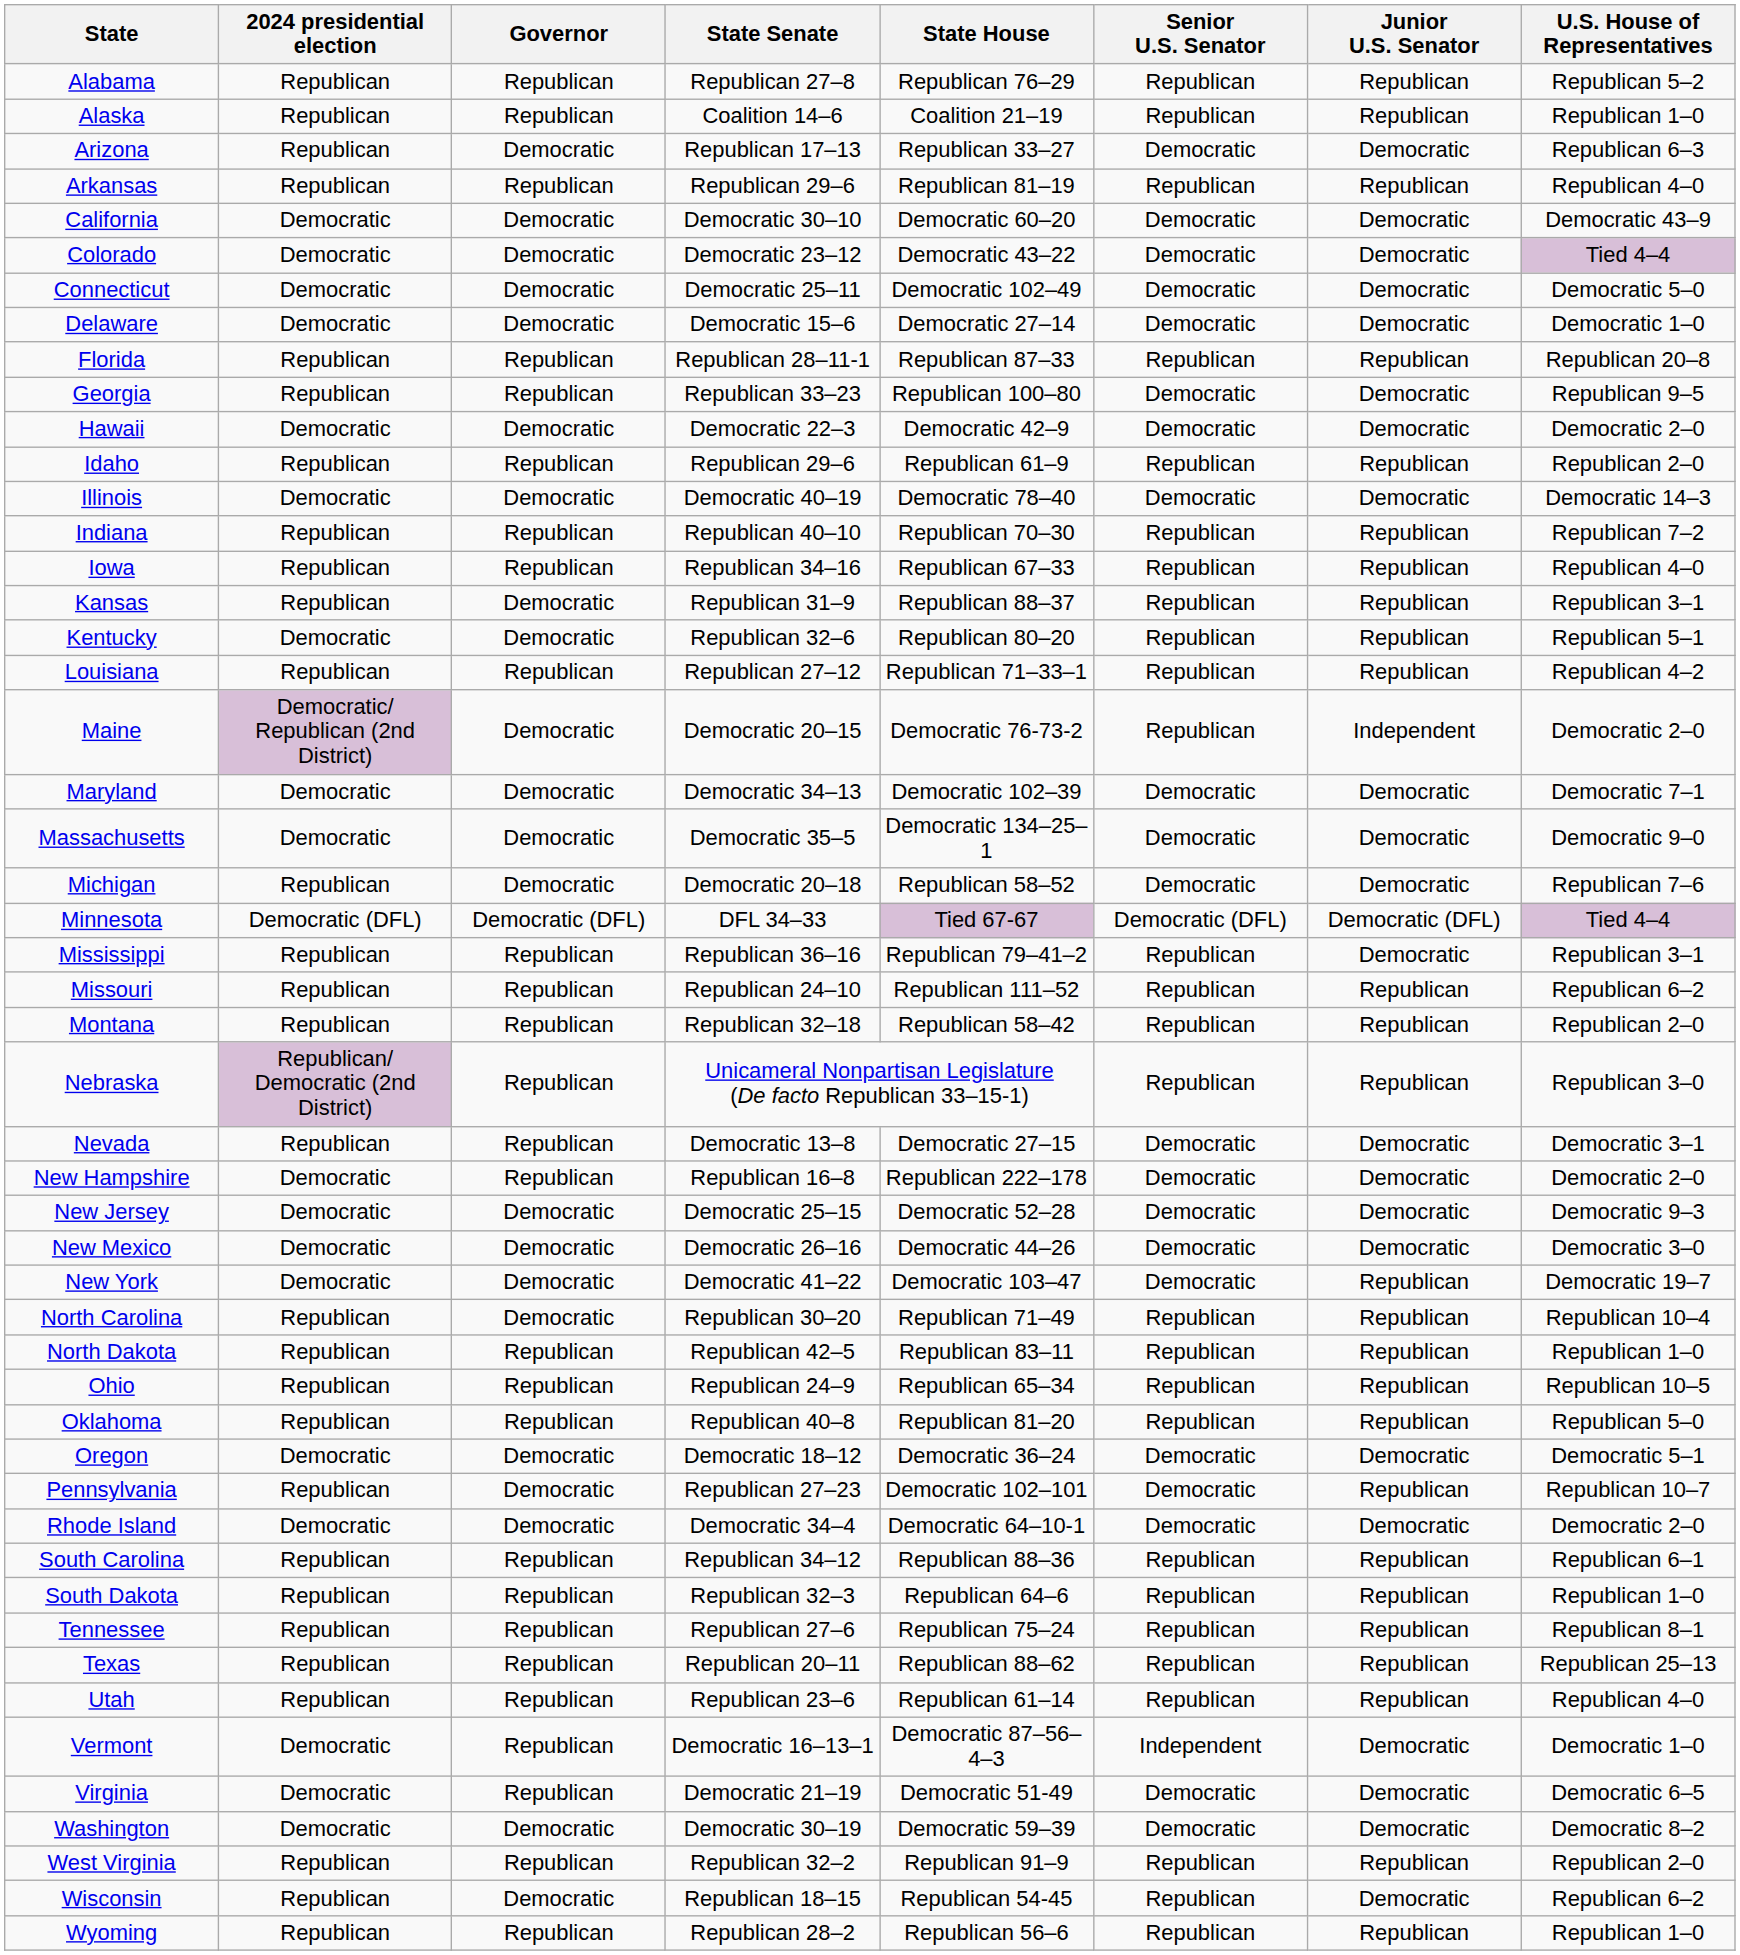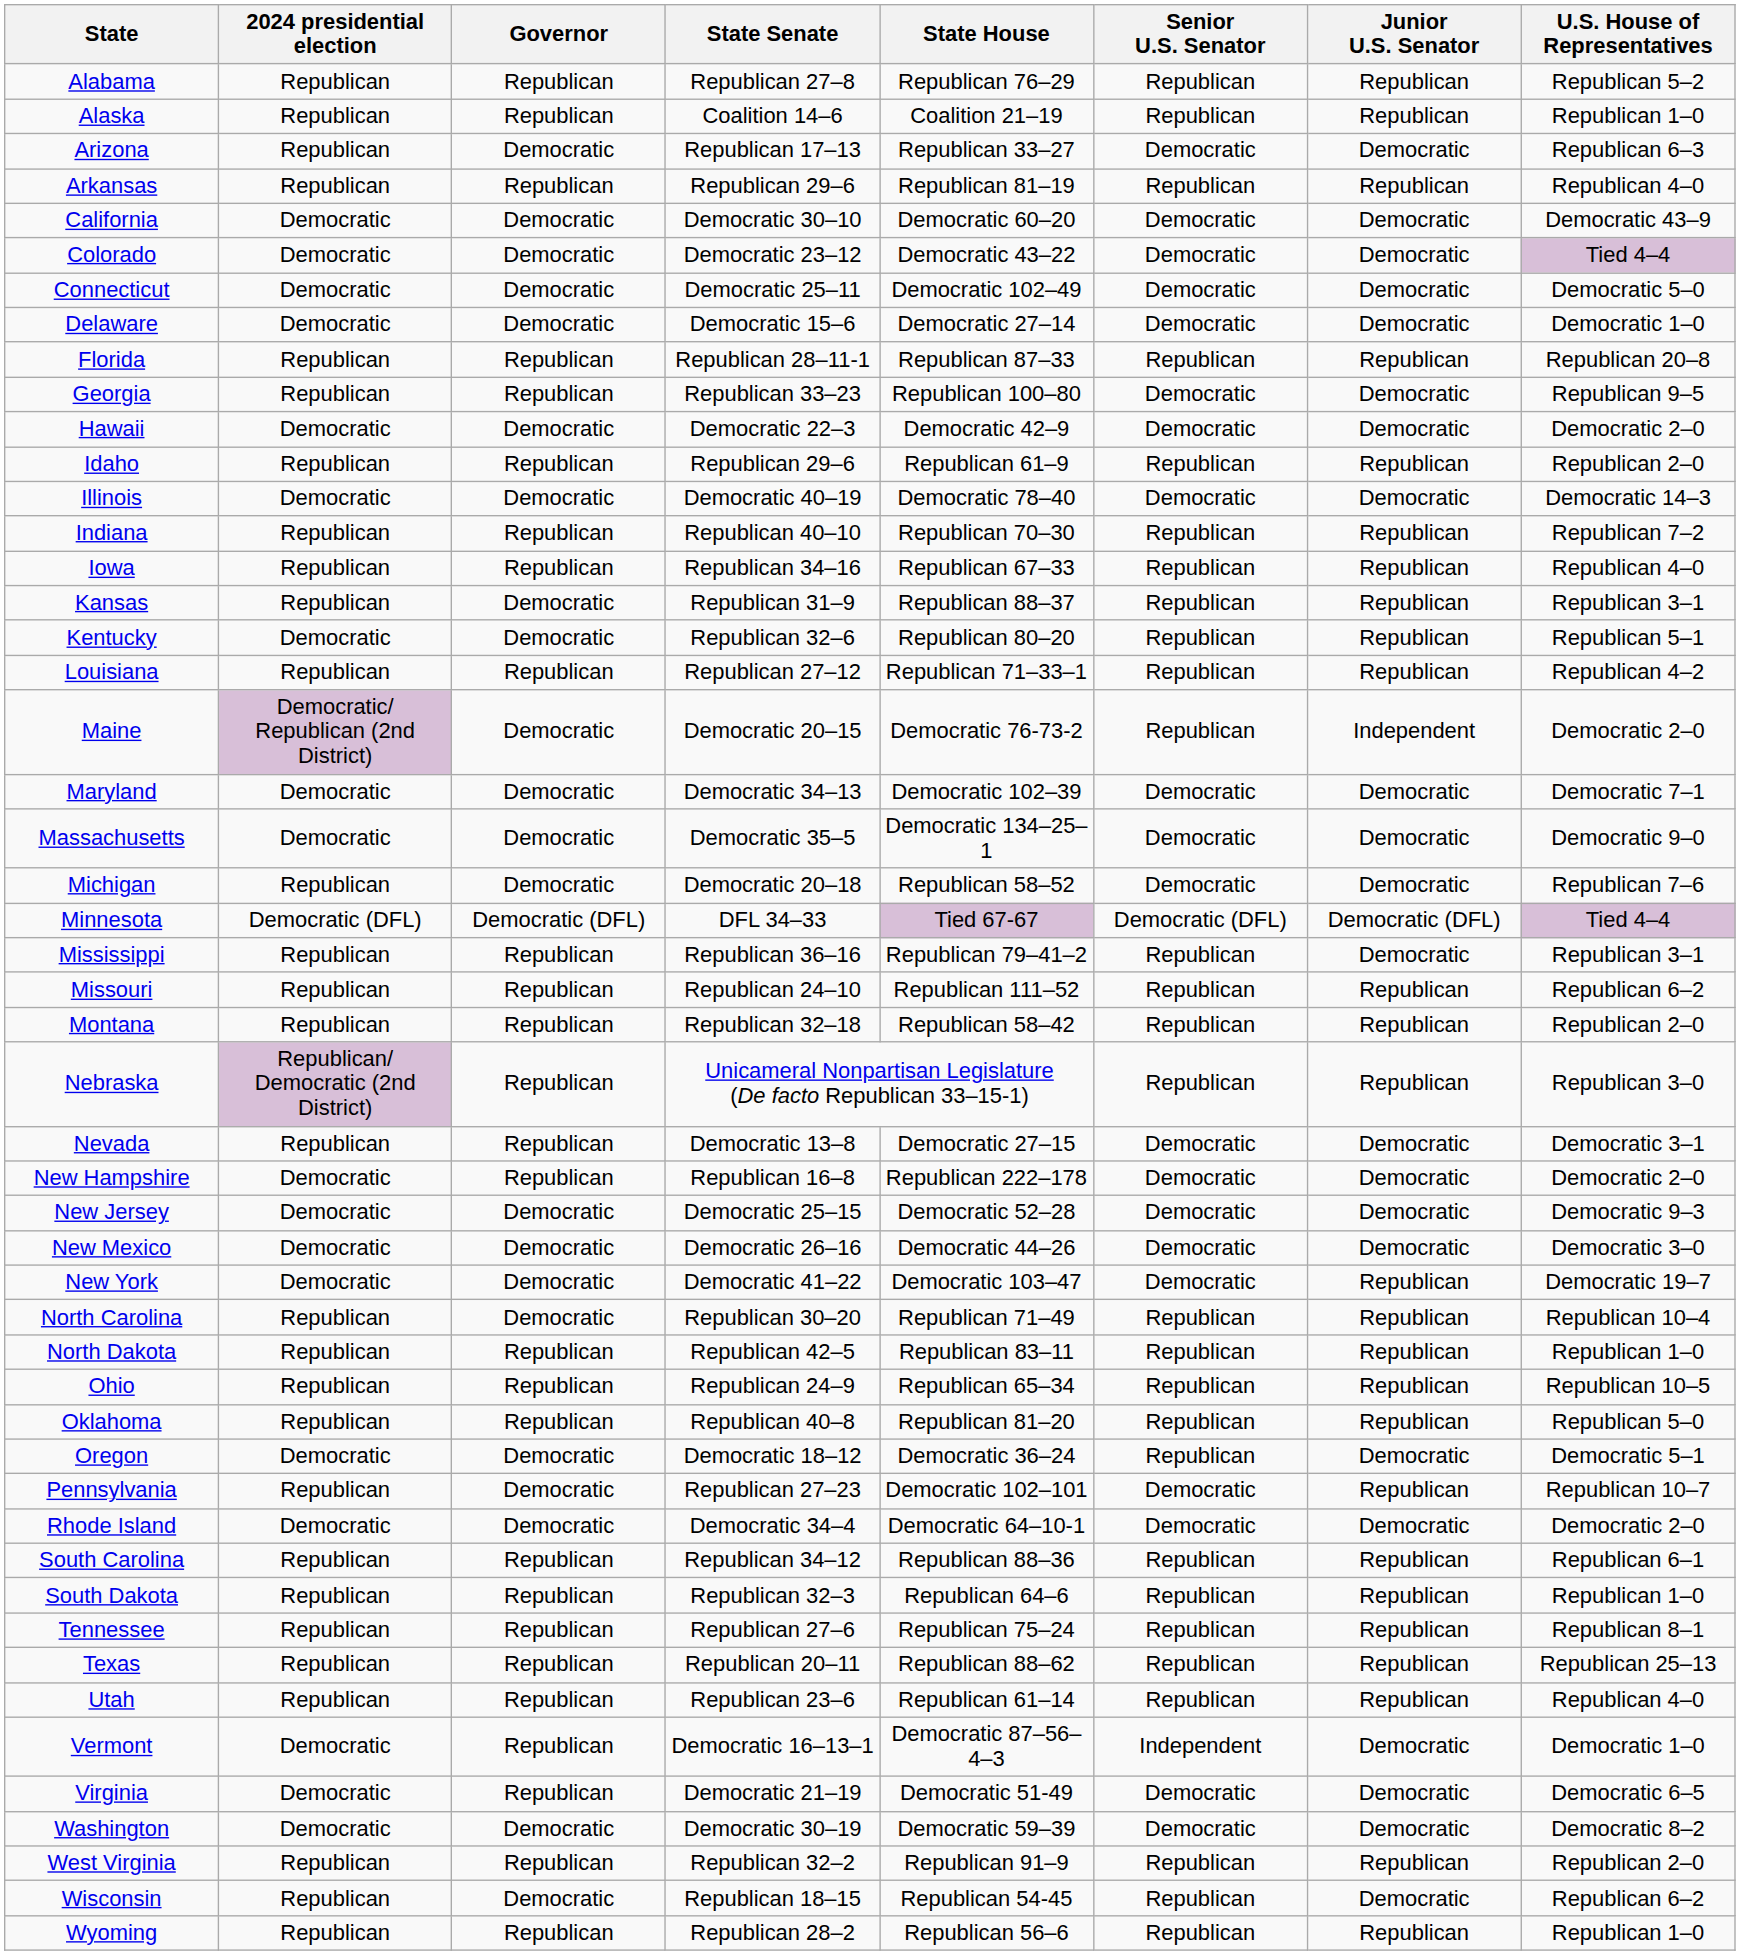(1200, 1456) Democratic -> (1200, 1456) Republican
